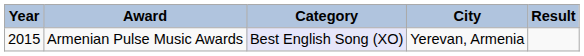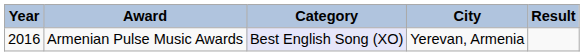(24, 39) 2015 -> (24, 39) 2016
